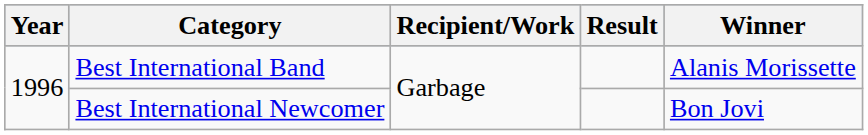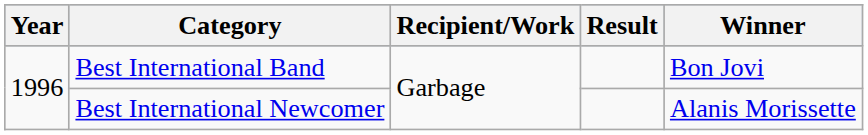(763, 66) Alanis Morissette -> (717, 66) Bon Jovi
(717, 108) Bon Jovi -> (763, 108) Alanis Morissette
